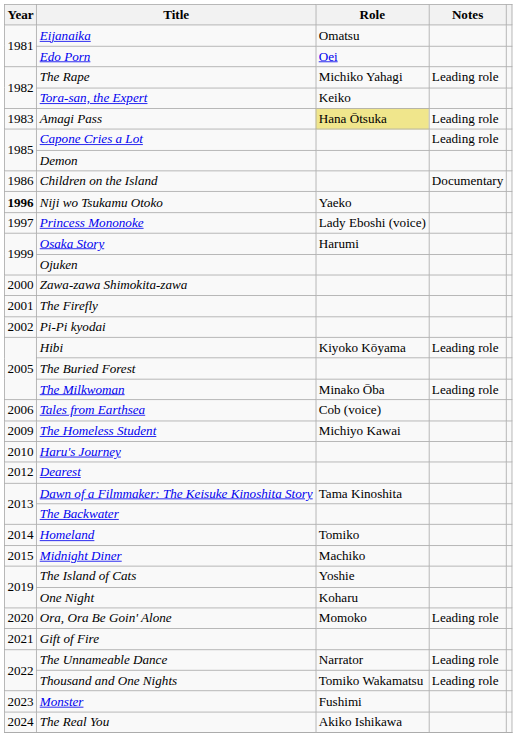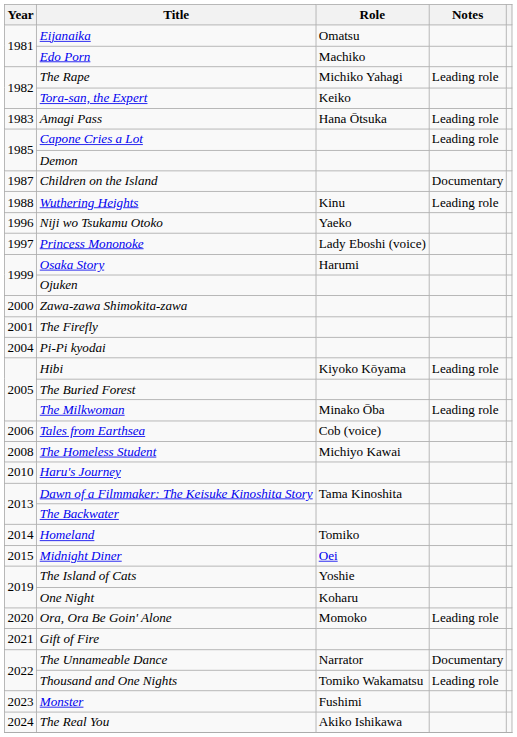(328, 56) Oei -> (342, 56) Machiko
(353, 118) khaki background -> (353, 118) no background
(21, 181) 1986 -> (21, 181) 1987
+ row: (89, 202)
(21, 202) bold -> (21, 222) normal
(21, 327) 2002 -> (21, 347) 2004
(21, 431) 2009 -> (21, 451) 2008
- row: (60, 472)
(342, 555) Machiko -> (328, 555) Oei
(465, 659) Leading role -> (468, 659) Documentary
